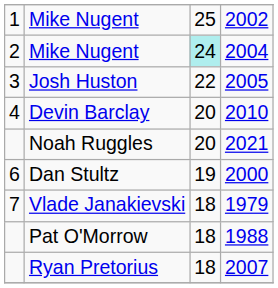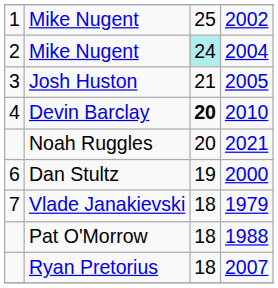(205, 81) 22 -> (205, 81) 21
(205, 112) normal -> (205, 112) bold
